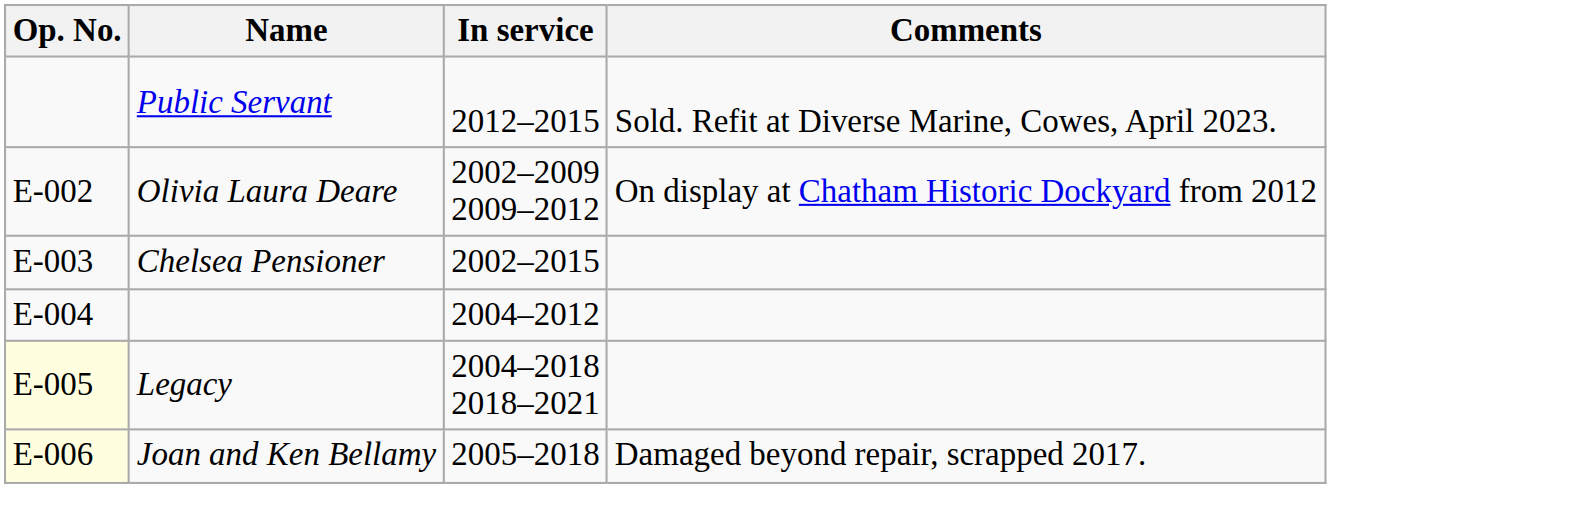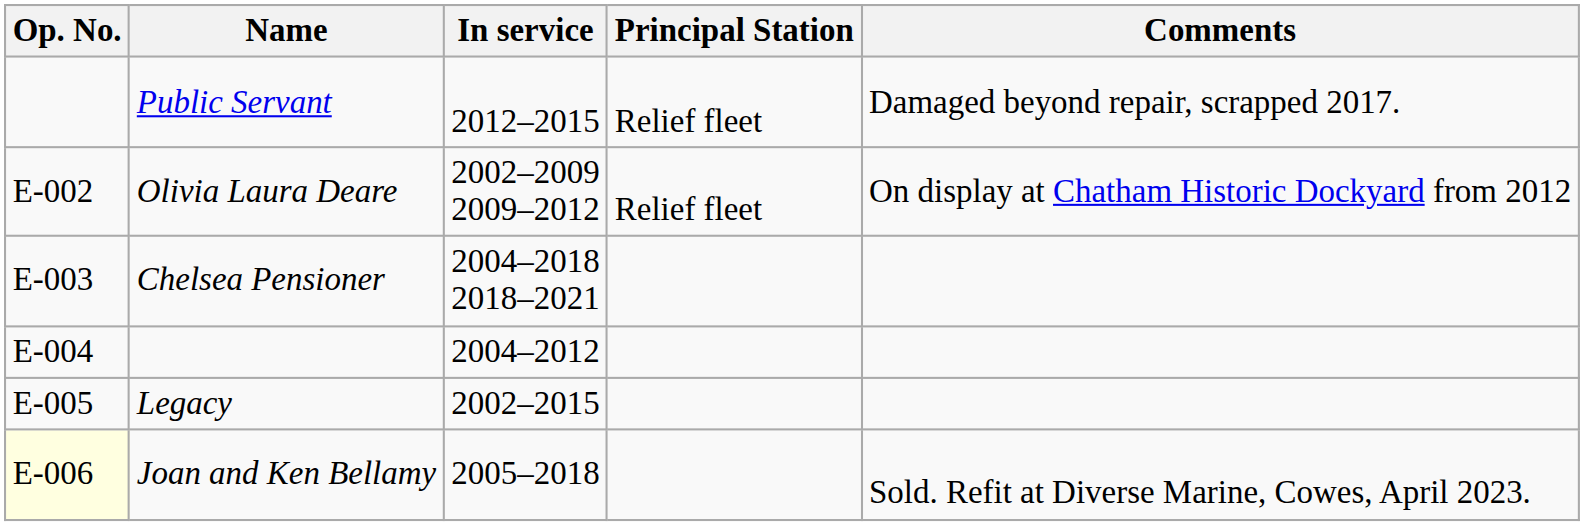+ column: (734, 30)
(946, 119) Sold. Refit at Diverse Marine, Cowes, April 2023. -> (1135, 101) Damaged beyond repair, scrapped 2017.
(525, 261) 2002–2015 -> (525, 280) 2004–2018 2018–2021
(53, 384) lightyellow background -> (53, 403) no background
(525, 384) 2004–2018 2018–2021 -> (525, 403) 2002–2015
(880, 455) Damaged beyond repair, scrapped 2017. -> (1200, 492) Sold. Refit at Diverse Marine, Cowes, April 2023.
